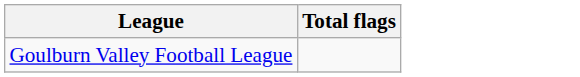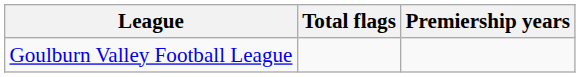+ column: (488, 21)
